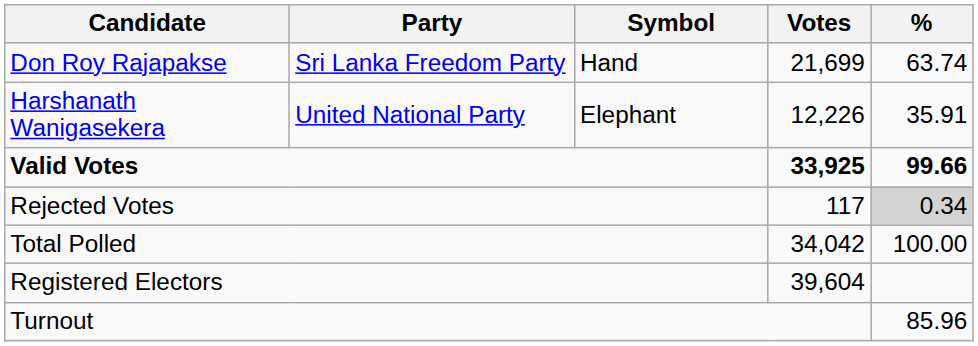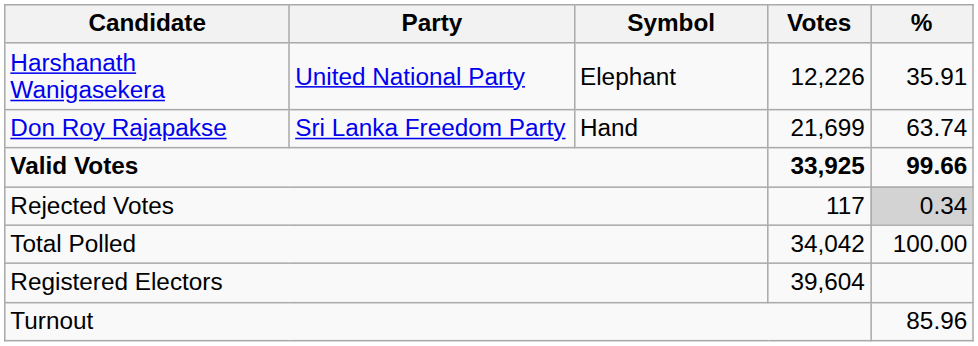rows swapped: (119, 62) <-> (88, 114)
